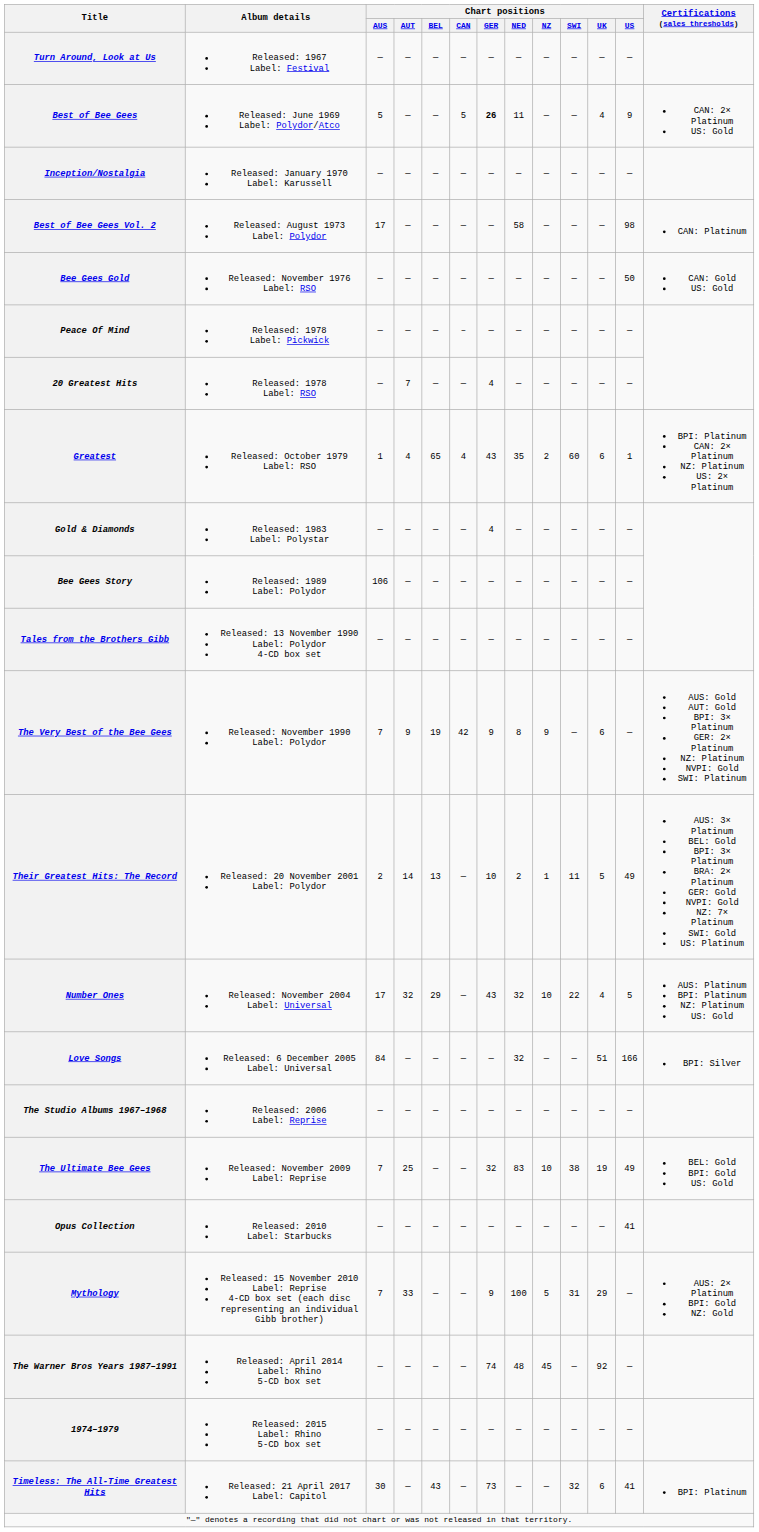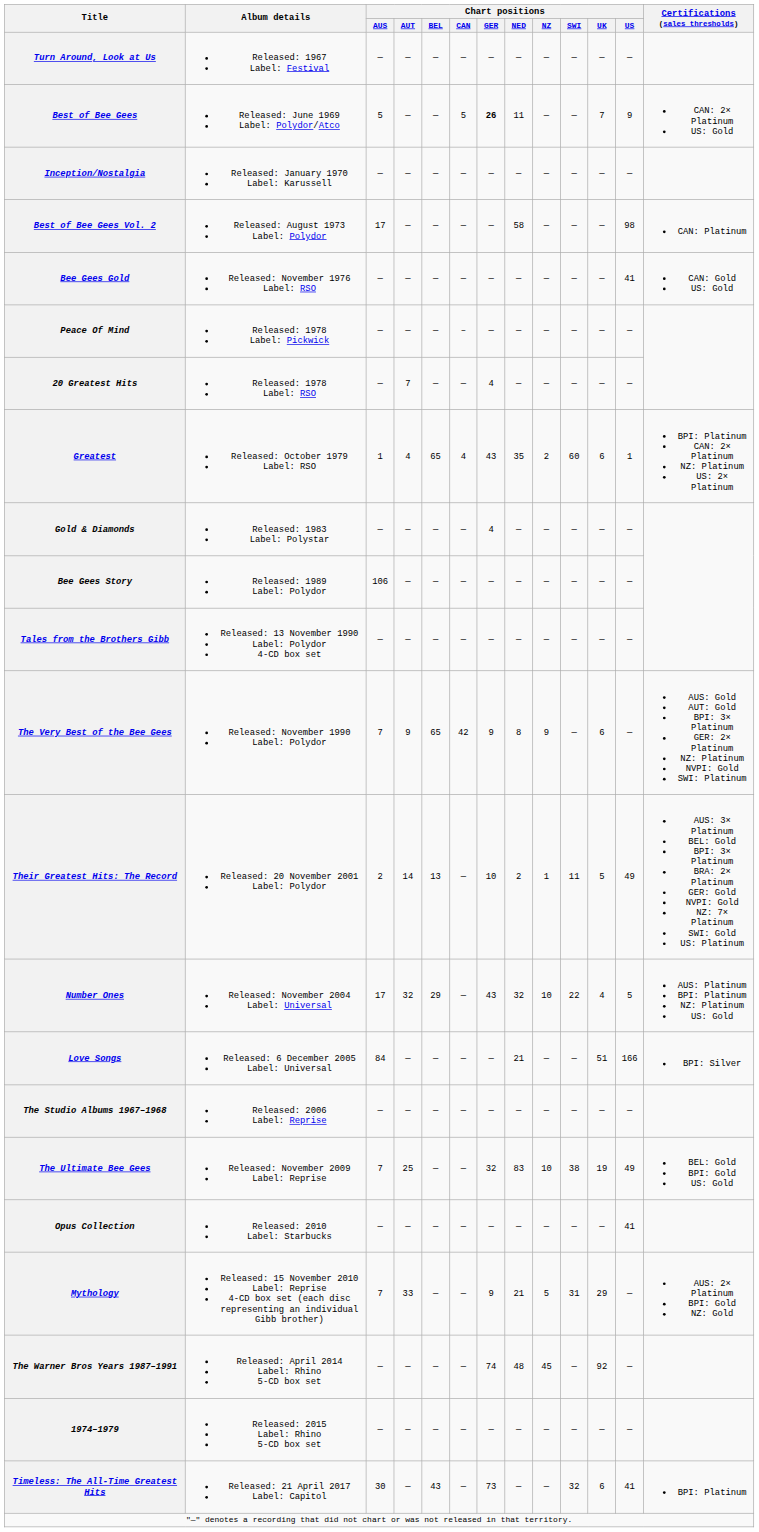(602, 116) 4 -> (602, 116) 7
(630, 279) 50 -> (630, 279) 41
(436, 733) 19 -> (436, 733) 65
(519, 1058) 32 -> (519, 1058) 21
(519, 1294) 100 -> (519, 1294) 21
